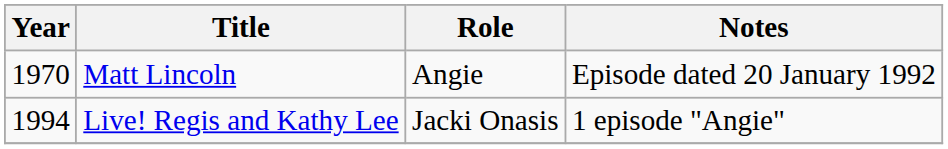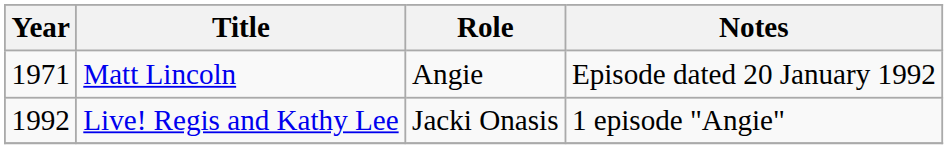(41, 73) 1970 -> (41, 73) 1971
(41, 119) 1994 -> (41, 119) 1992
